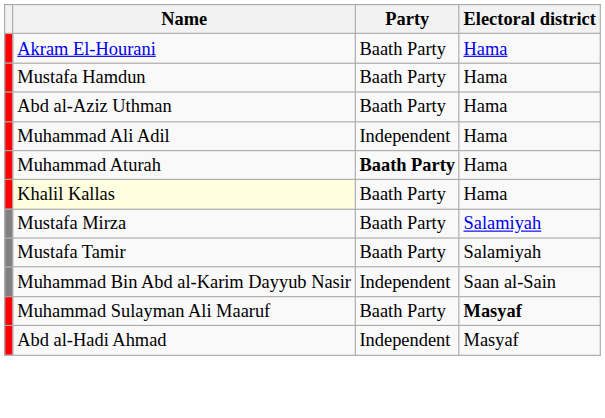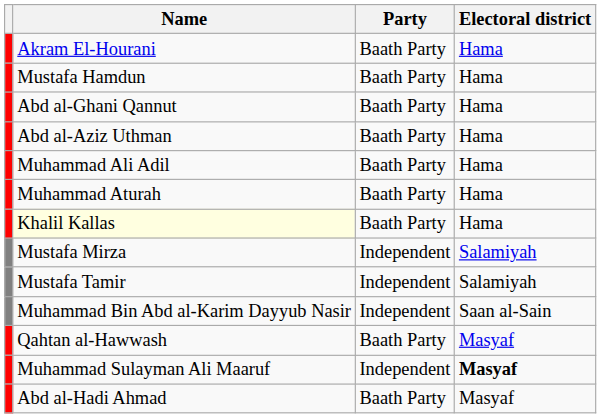+ row: (97, 106)
(405, 135) Independent -> (403, 164) Baath Party
(407, 164) bold -> (403, 194) normal
(403, 223) Baath Party -> (405, 252) Independent
(403, 252) Baath Party -> (405, 281) Independent
+ row: (92, 340)
(403, 310) Baath Party -> (405, 369) Independent
(405, 340) Independent -> (403, 398) Baath Party
